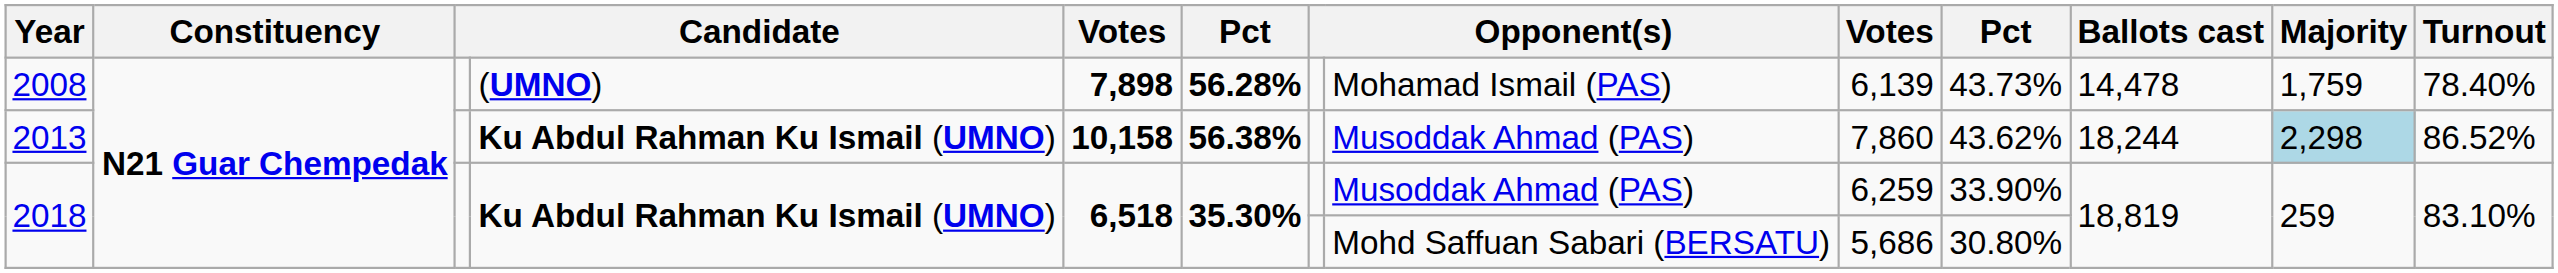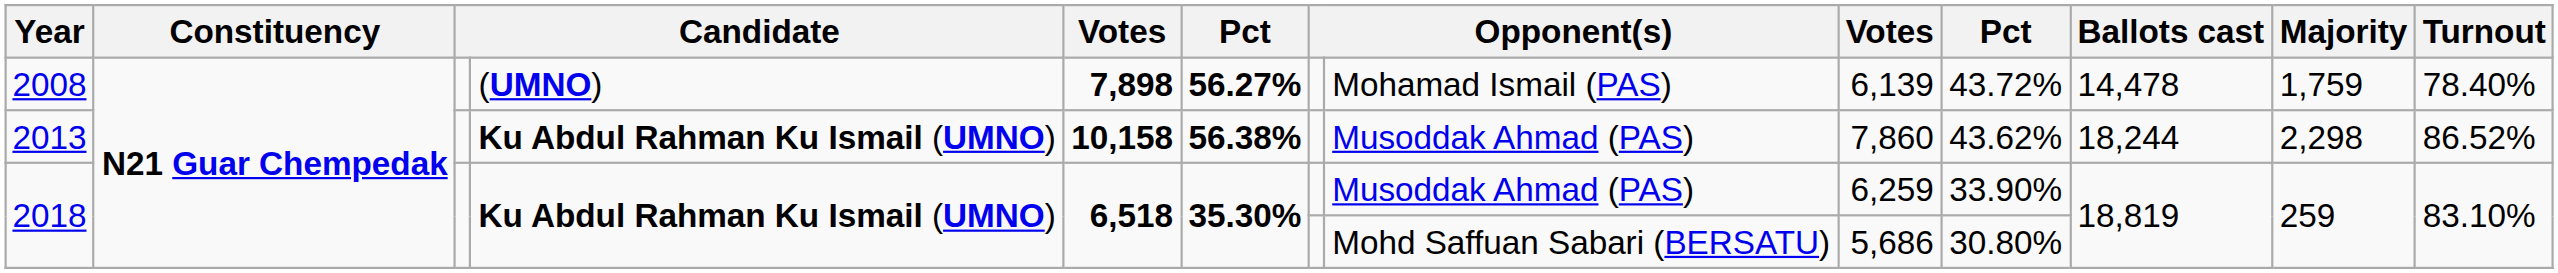(1245, 84) 56.28% -> (1245, 84) 56.27%
(2006, 84) 43.73% -> (2006, 84) 43.72%
(2321, 137) lightblue background -> (2321, 137) no background
